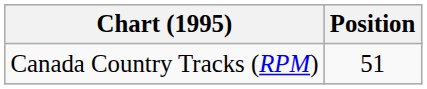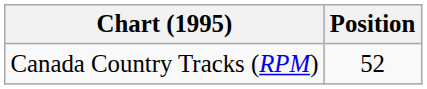(373, 63) 51 -> (373, 63) 52
